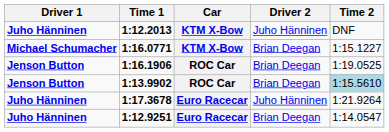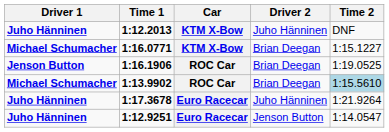(46, 83) Jenson Button -> (62, 83) Michael Schumacher
(287, 118) Brian Deegan -> (288, 118) Jenson Button
